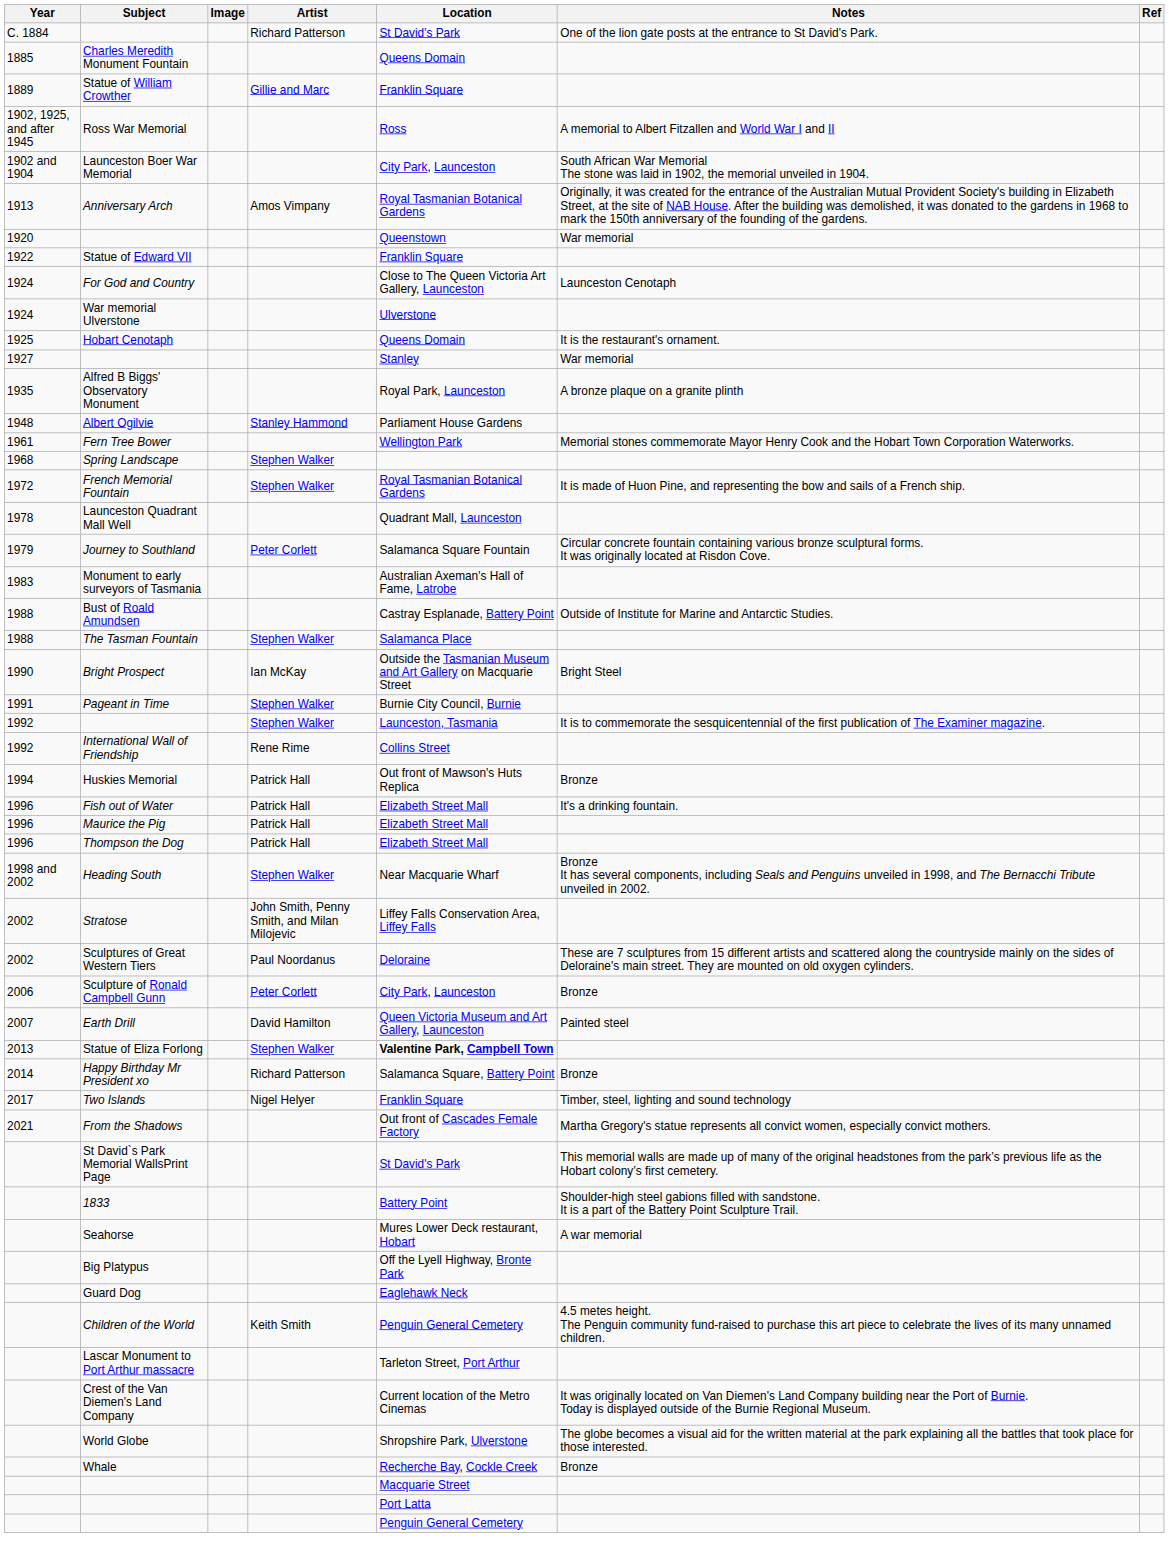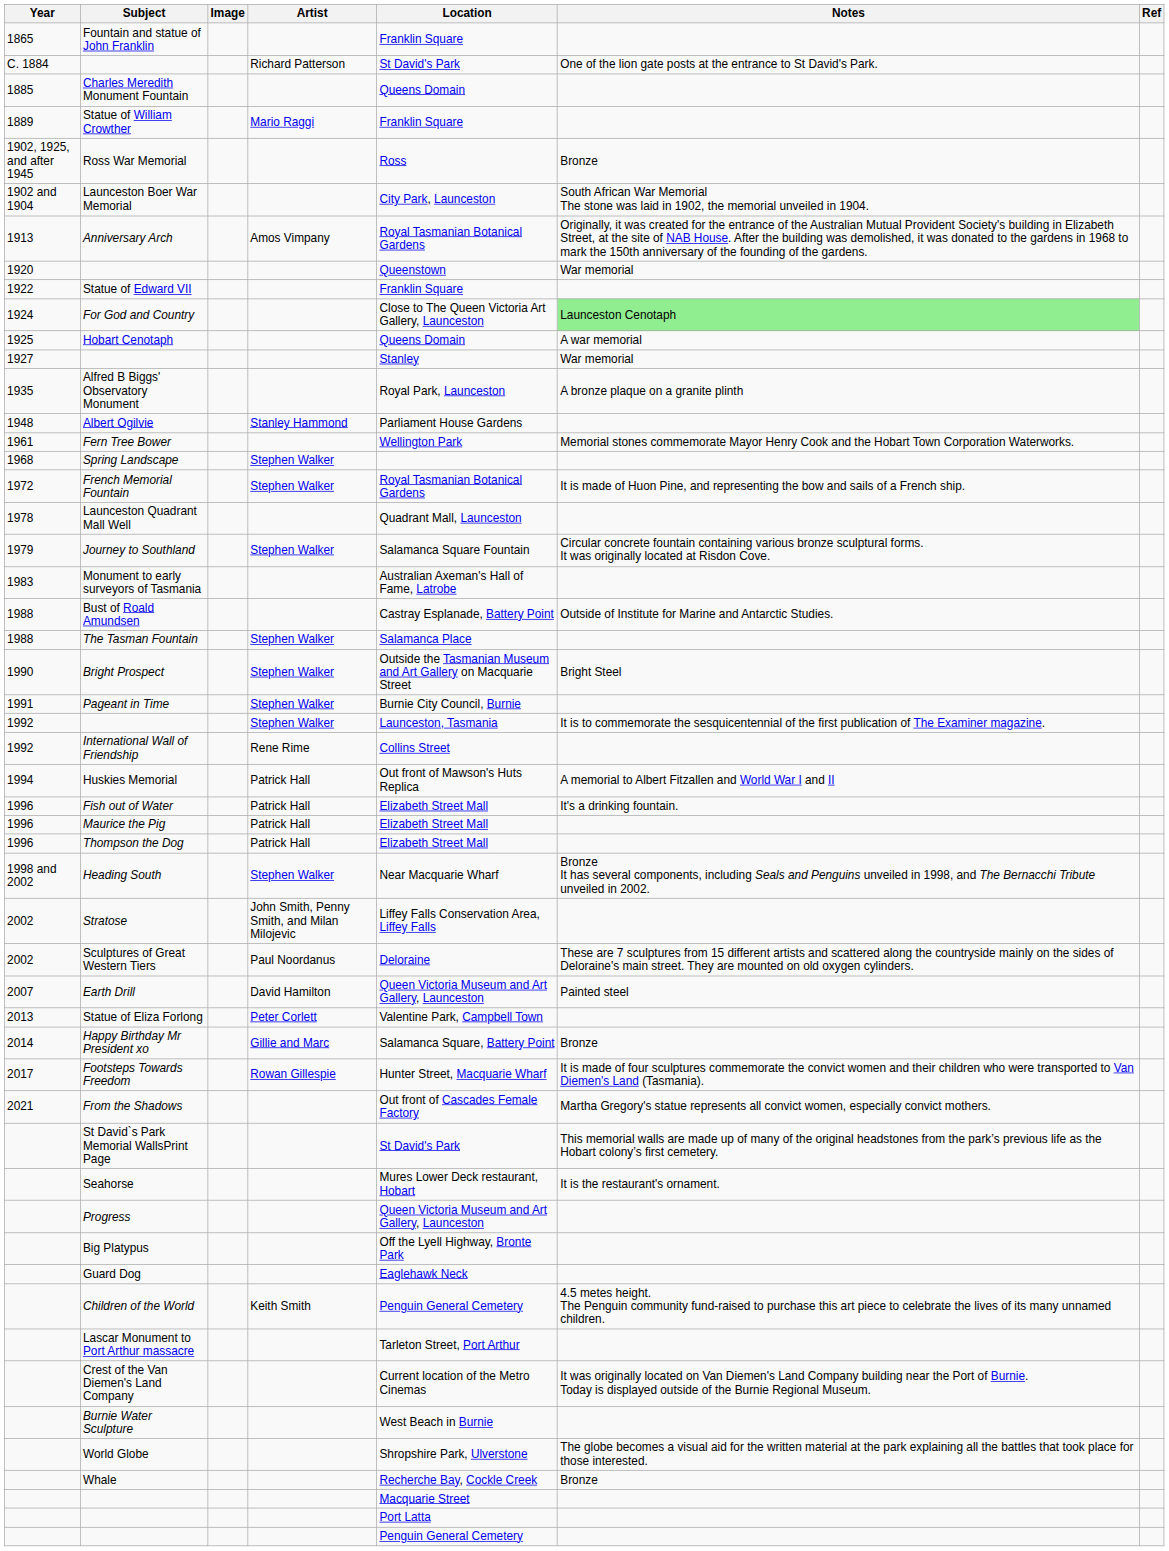+ row: (20, 39)
(290, 90) Gillie and Marc -> (282, 122) Mario Raggi
(697, 128) A memorial to Albert Fitzallen and World War I and II -> (579, 161) Bronze
(618, 282) no background -> (618, 314) lightgreen background
- row: (20, 314)
(640, 340) It is the restaurant's ornament. -> (601, 340) A war memorial
(283, 550) Peter Corlett -> (292, 550) Stephen Walker
(278, 672) Ian McKay -> (292, 672) Stephen Walker
(579, 780) Bronze -> (697, 780) A memorial to Albert Fitzallen and World War I and II
- row: (20, 991)
(292, 1049) Stephen Walker -> (283, 1017) Peter Corlett
(467, 1049) bold -> (461, 1017) normal
(298, 1074) Richard Patterson -> (290, 1042) Gillie and Marc
- row: (20, 1100)
+ row: (20, 1074)
- row: (42, 1203)
(601, 1235) A war memorial -> (640, 1184) It is the restaurant's ornament.
+ row: (42, 1217)
+ row: (42, 1422)
